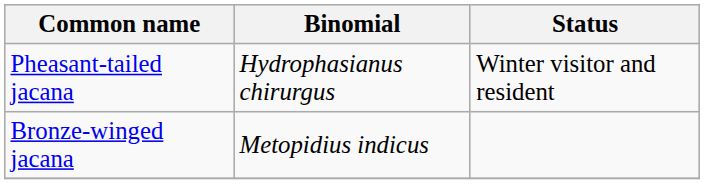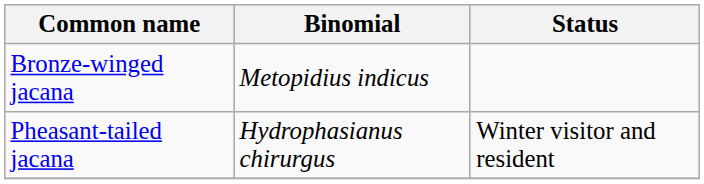rows swapped: (86, 77) <-> (87, 144)
